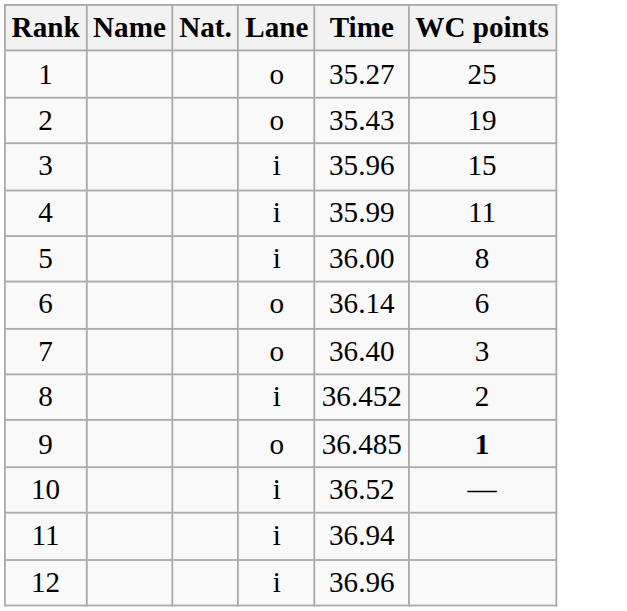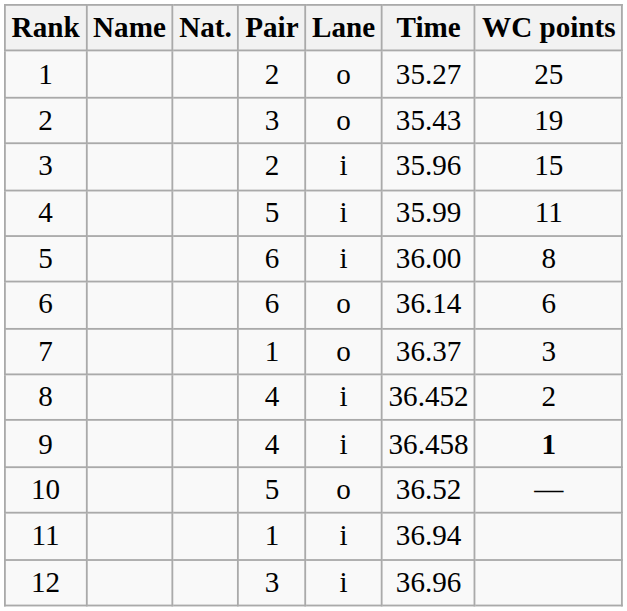+ column: (272, 27)
(362, 350) 36.40 -> (429, 350) 36.37
(277, 443) o -> (344, 443) i
(362, 443) 36.485 -> (429, 443) 36.458
(277, 489) i -> (344, 489) o
